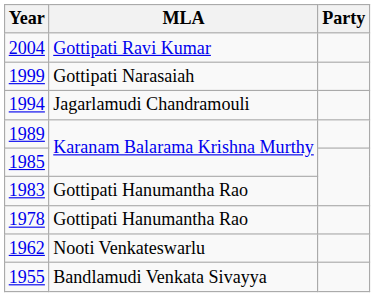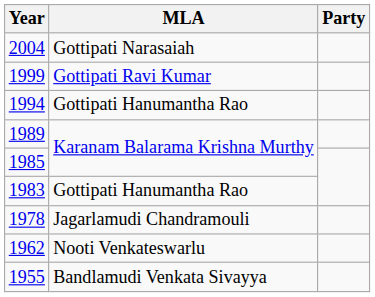(132, 47) Gottipati Ravi Kumar -> (124, 47) Gottipati Narasaiah
(124, 76) Gottipati Narasaiah -> (132, 76) Gottipati Ravi Kumar
(151, 104) Jagarlamudi Chandramouli -> (151, 104) Gottipati Hanumantha Rao
(151, 219) Gottipati Hanumantha Rao -> (151, 219) Jagarlamudi Chandramouli
